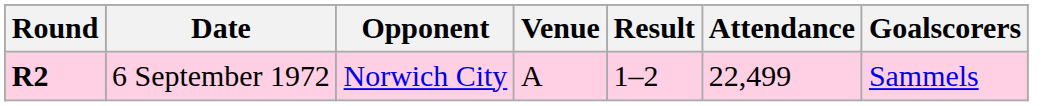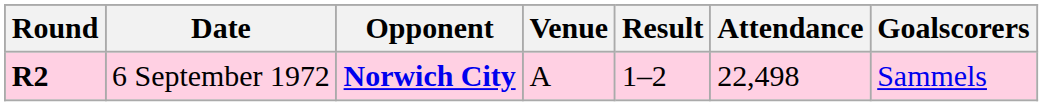(425, 75) normal -> (430, 75) bold
(750, 75) 22,499 -> (758, 75) 22,498
